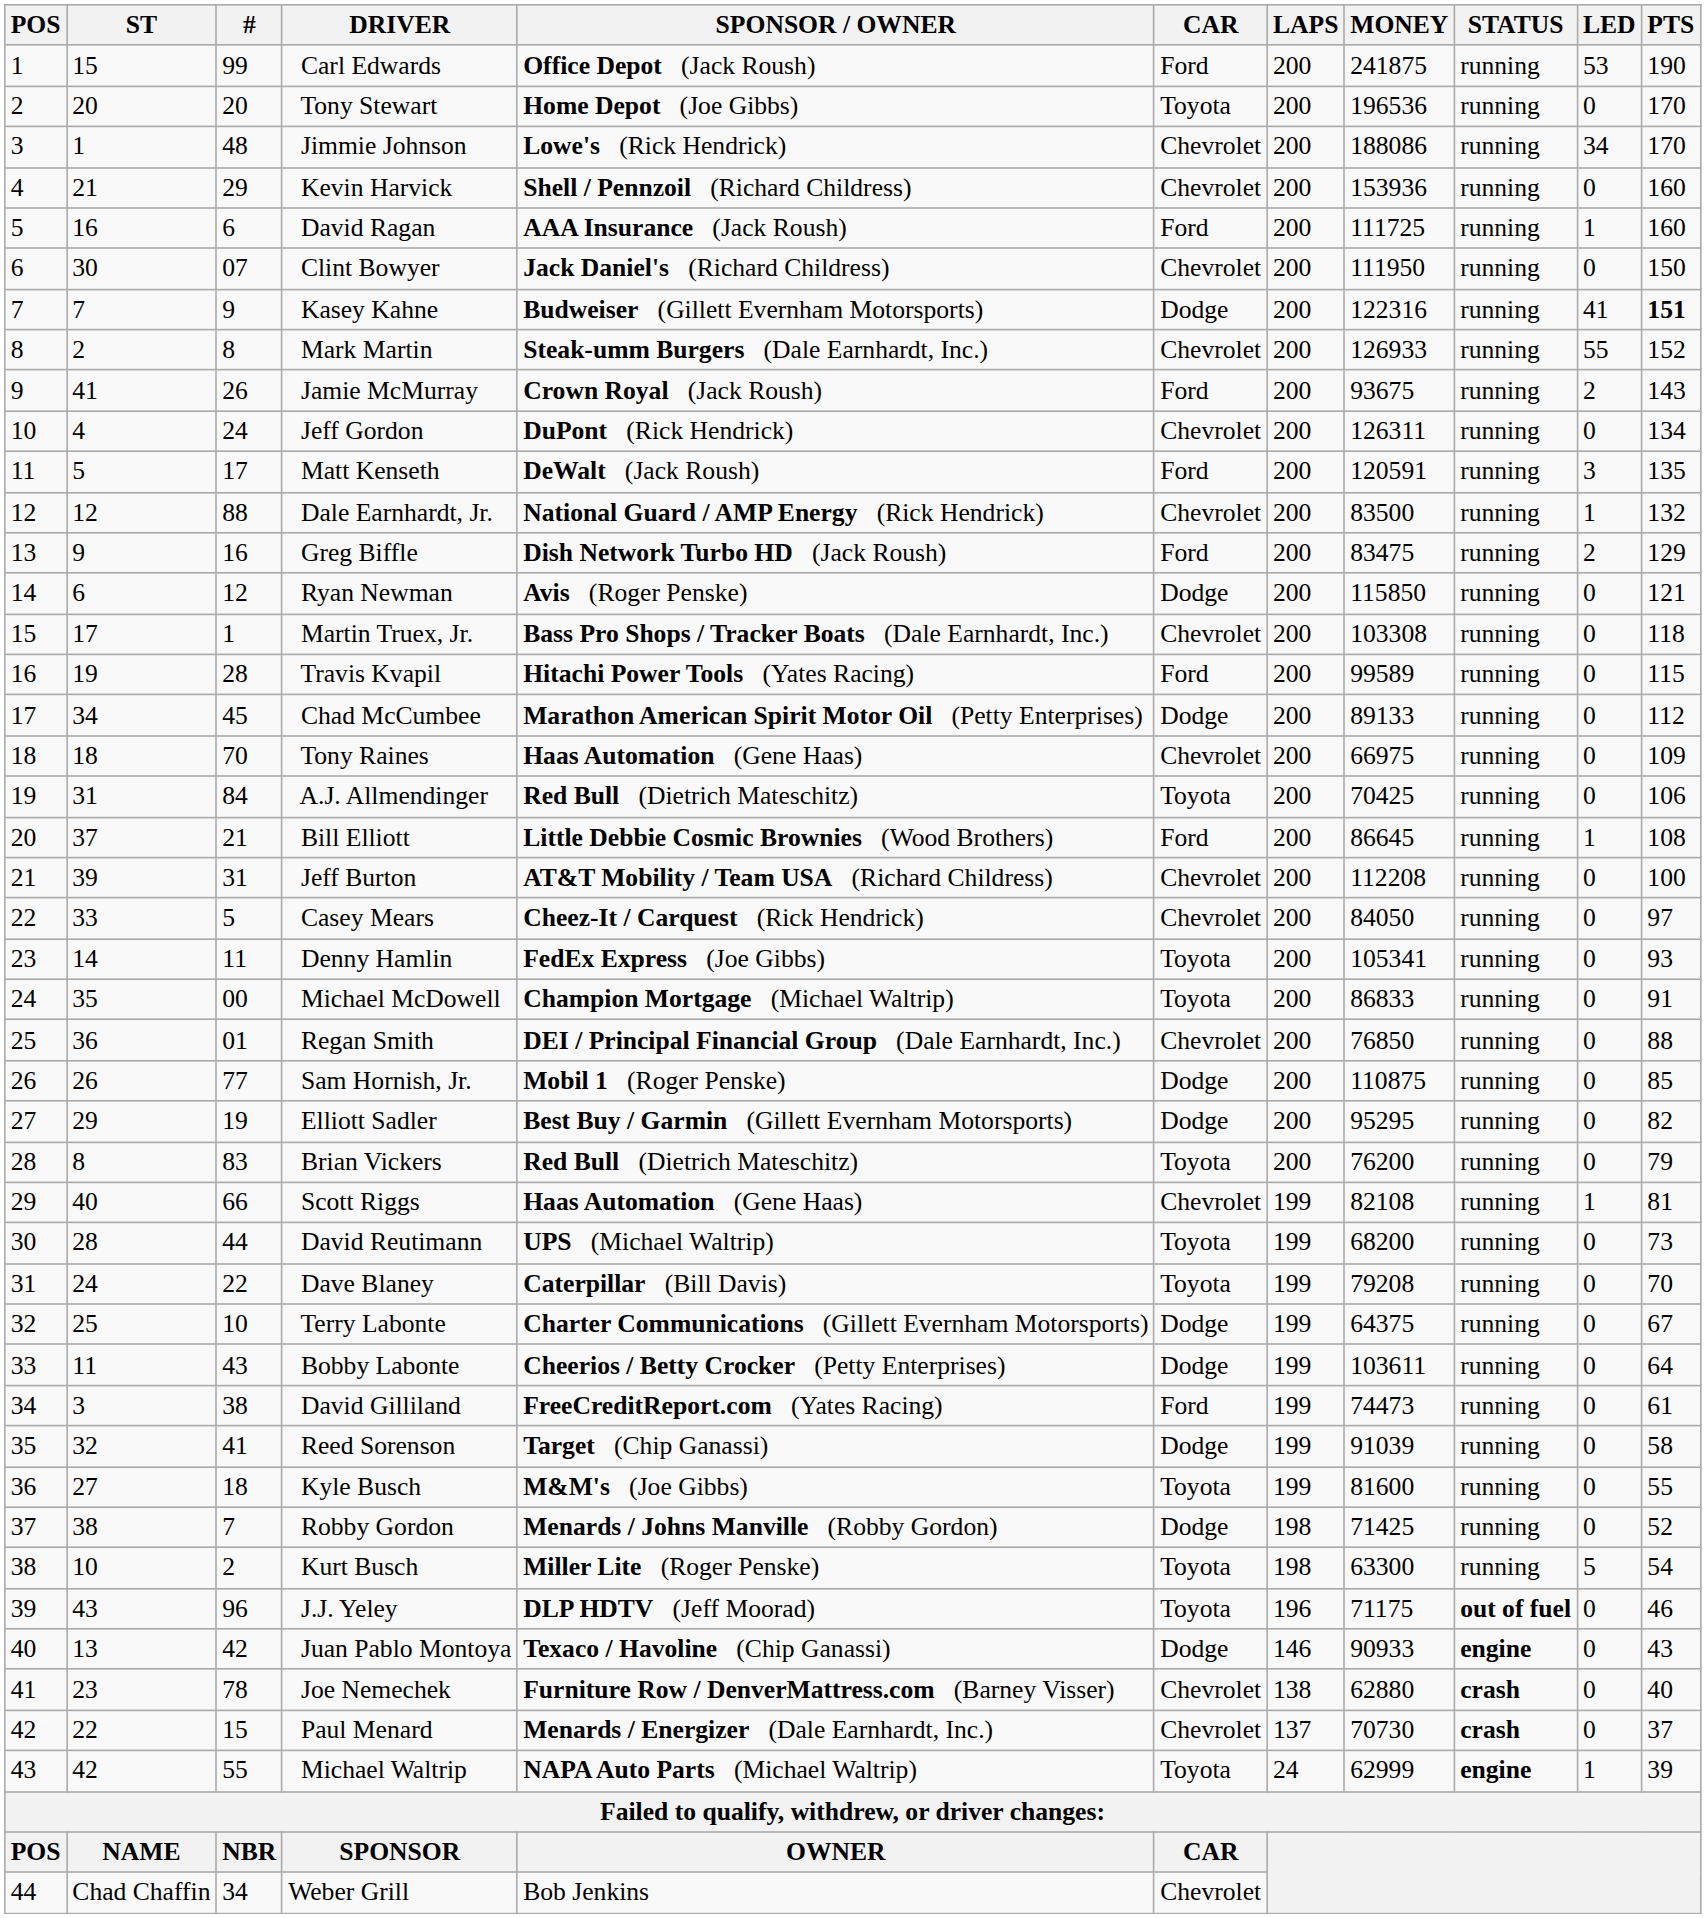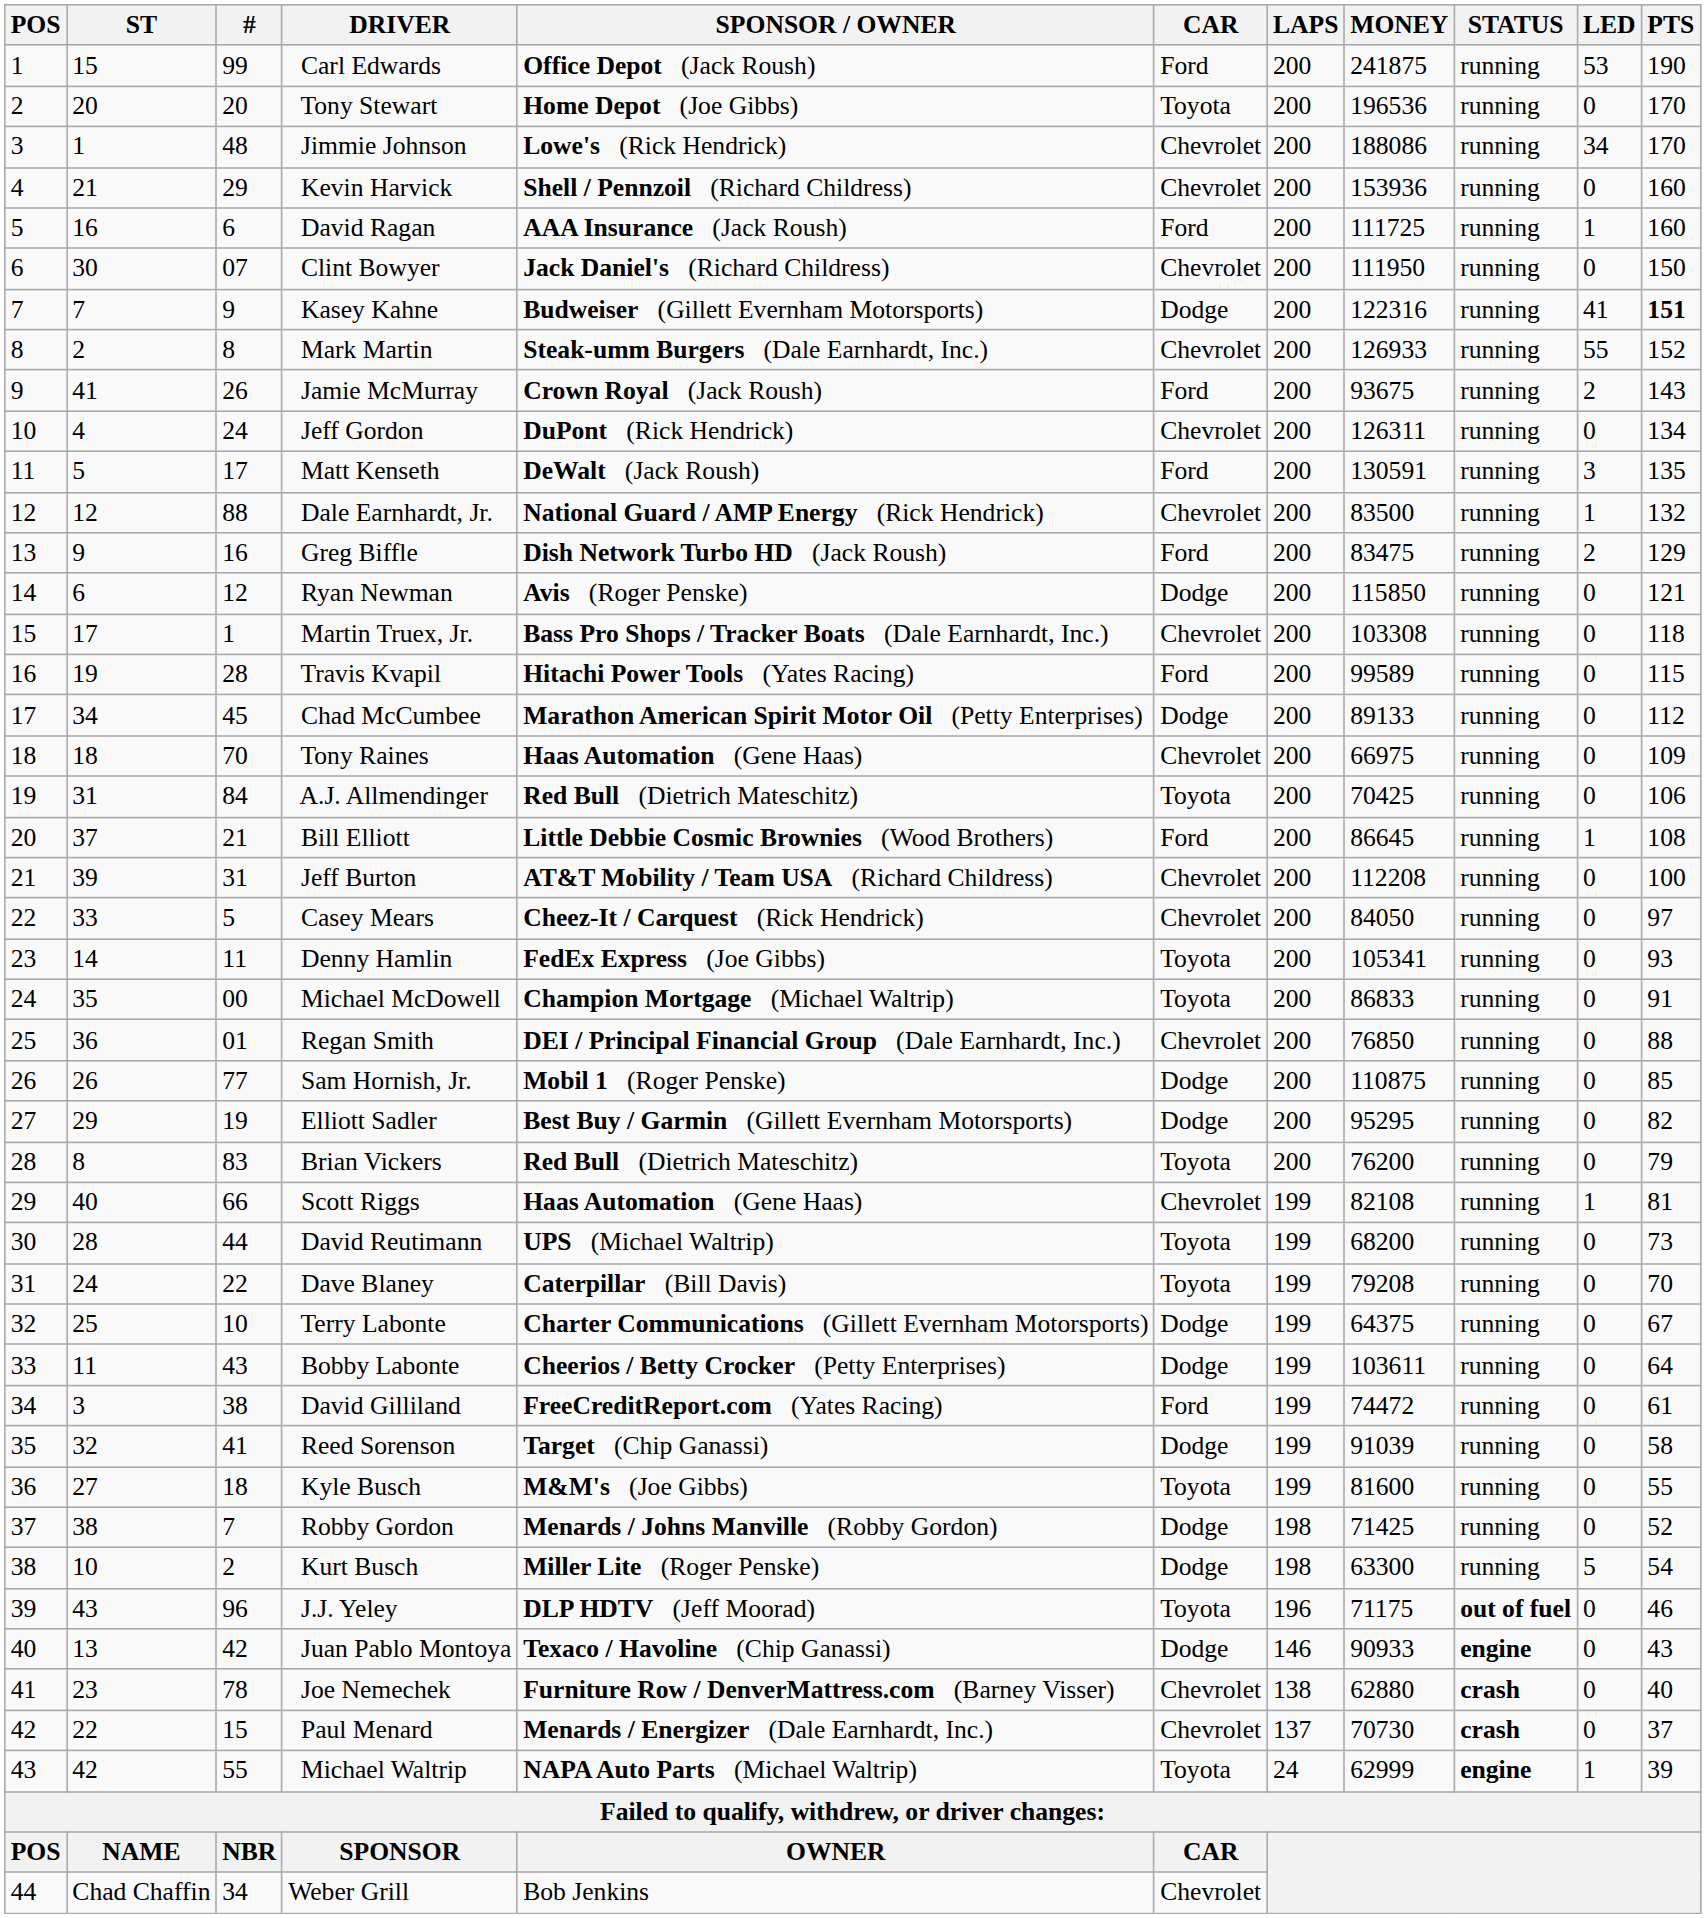(1389, 471) 120591 -> (1389, 471) 130591
(1382, 1405) 74473 -> (1382, 1405) 74472
(1196, 1567) Toyota -> (1194, 1567) Dodge
